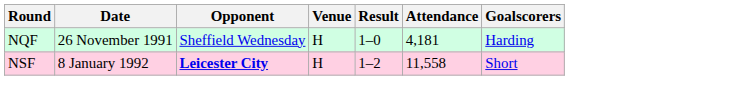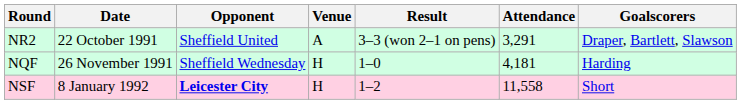+ row: (22, 39)
